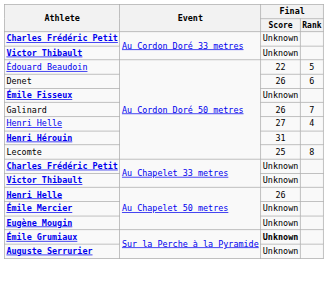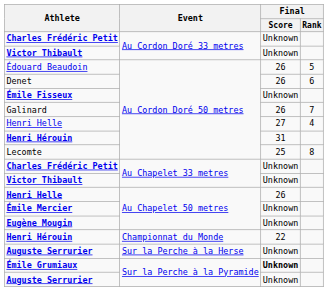(281, 67) 22 -> (281, 67) 26
+ row: (39, 237)
+ row: (49, 251)
